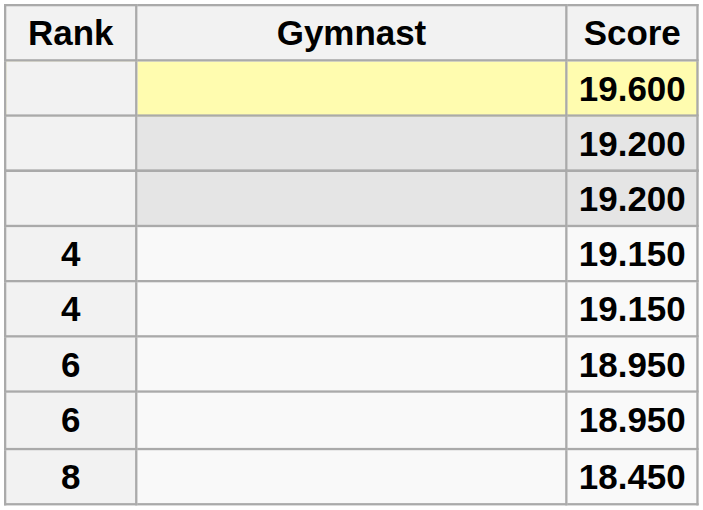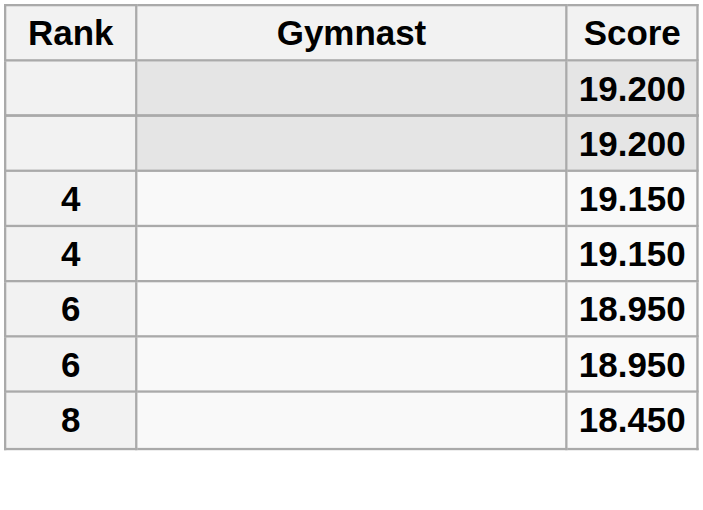- row: (71, 88)
